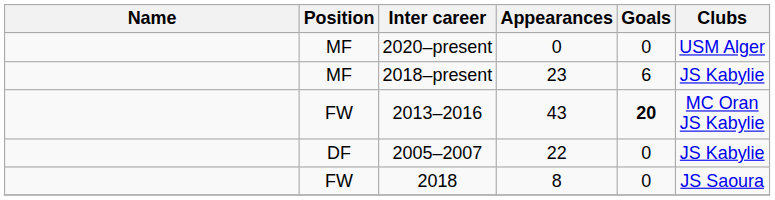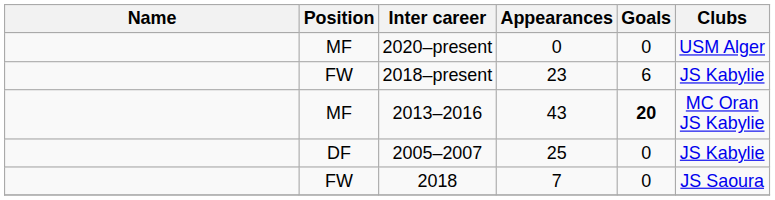(339, 75) MF -> (339, 75) FW
(339, 114) FW -> (339, 114) MF
(557, 152) 22 -> (557, 152) 25
(557, 180) 8 -> (557, 180) 7
